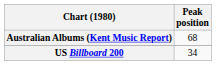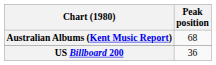(193, 53) 34 -> (193, 53) 36
